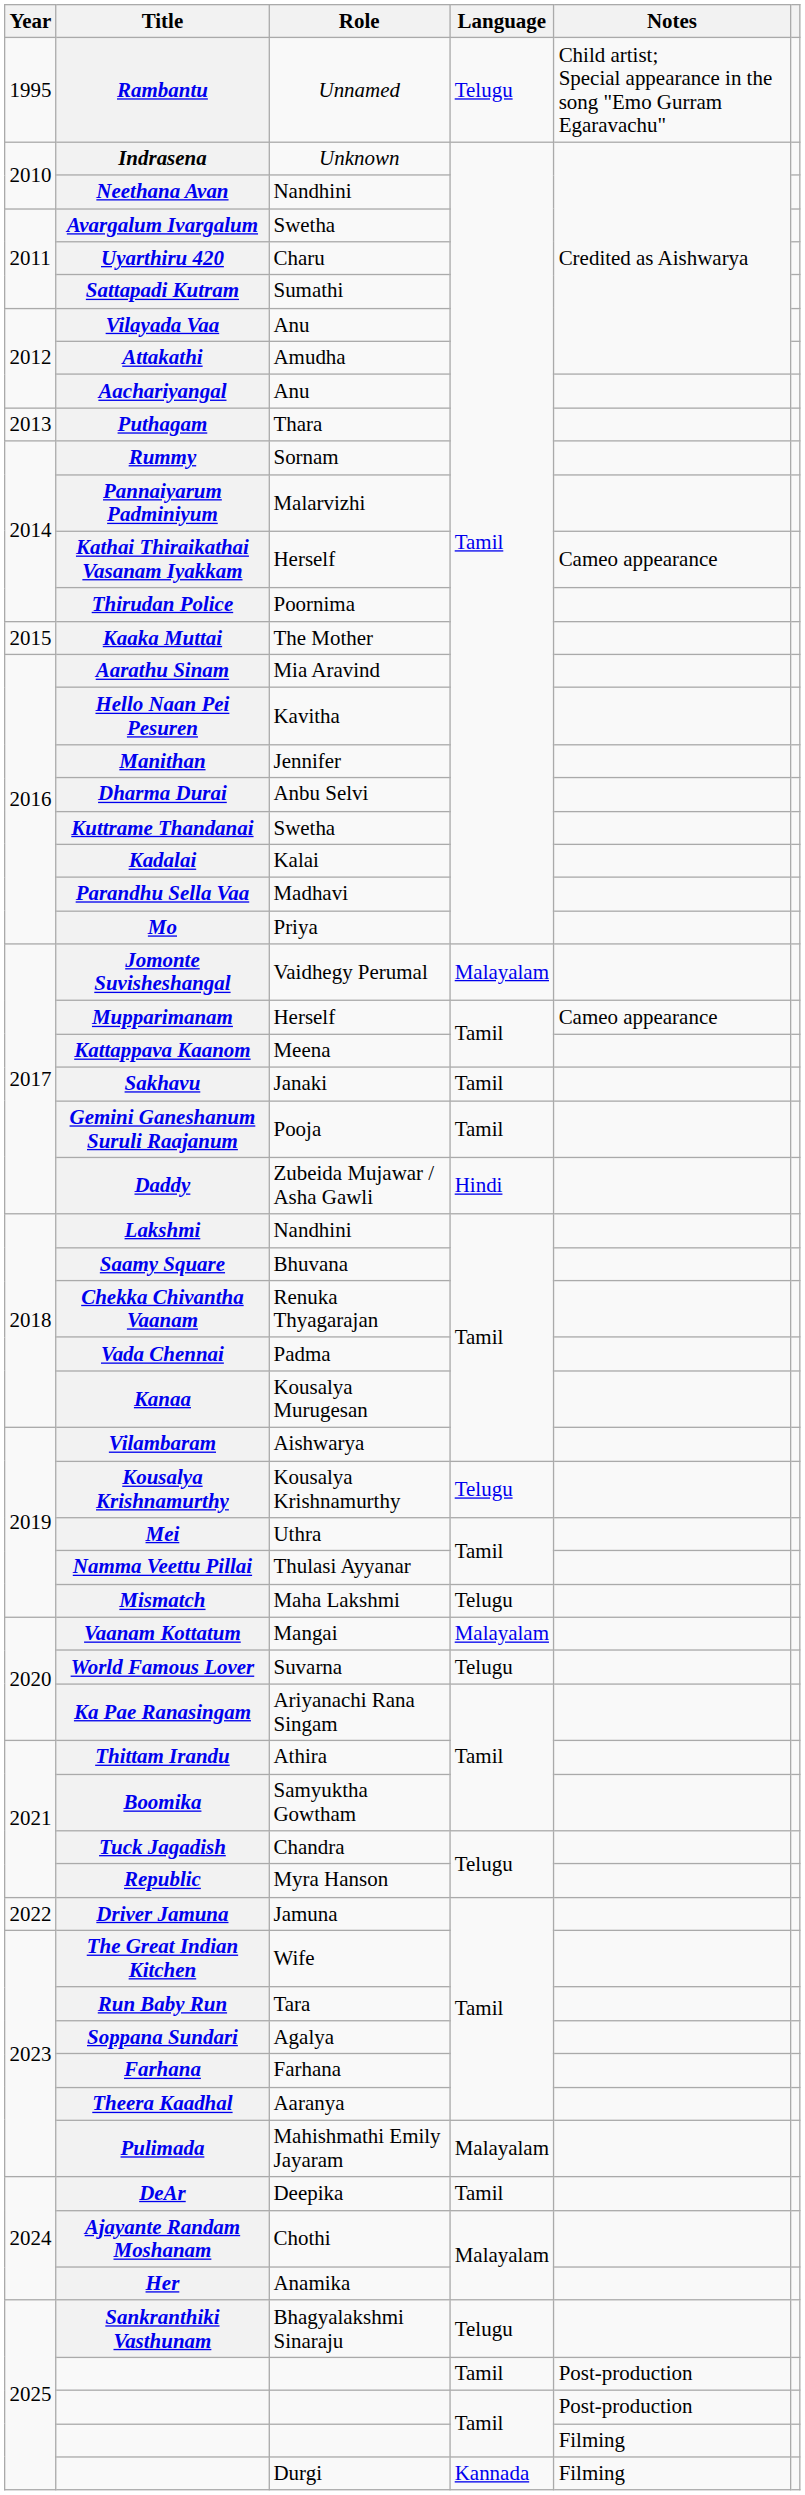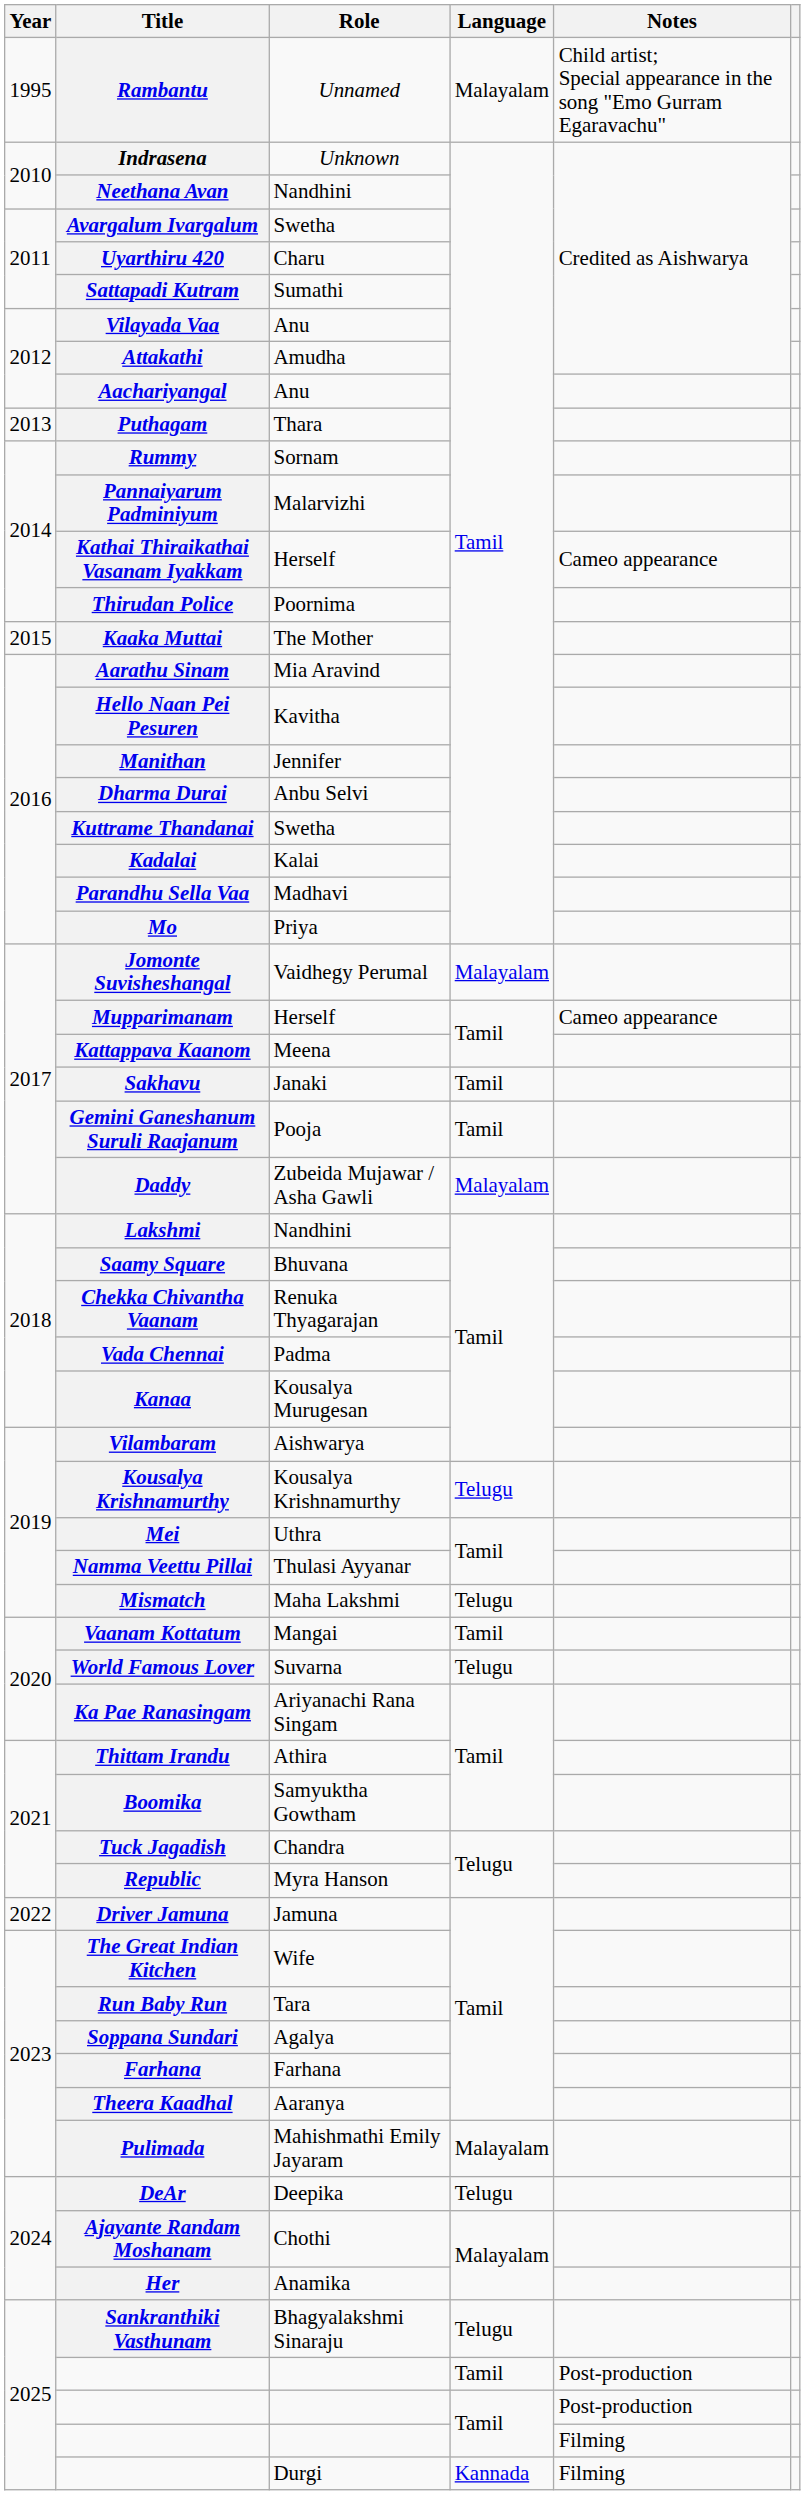(484, 89) Telugu -> (502, 89) Malayalam
(479, 1185) Hindi -> (502, 1185) Malayalam
(502, 1633) Malayalam -> (479, 1633) Tamil
(479, 2193) Tamil -> (484, 2193) Telugu
